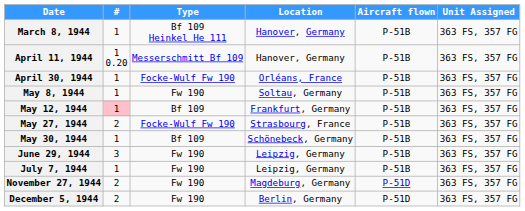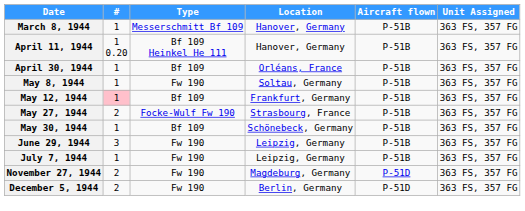(188, 32) Bf 109 Heinkel He 111 -> (188, 27) Messerschmitt Bf 109
(188, 58) Messerschmitt Bf 109 -> (188, 47) Bf 109 Heinkel He 111
(188, 78) Focke-Wulf Fw 190 -> (188, 68) Bf 109
